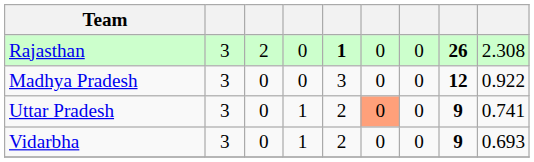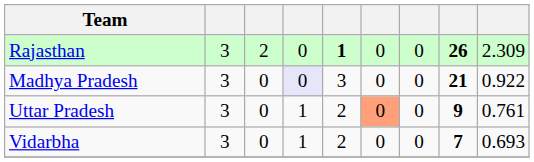(503, 50) 2.308 -> (503, 50) 2.309
(303, 80) no background -> (303, 80) lavender background
(458, 80) 12 -> (458, 80) 21
(503, 111) 0.741 -> (503, 111) 0.761
(458, 141) 9 -> (458, 141) 7
